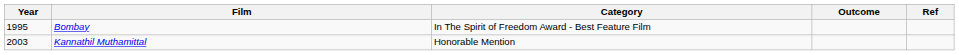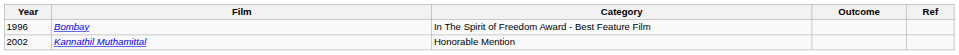(17, 27) 1995 -> (17, 27) 1996
(17, 42) 2003 -> (17, 42) 2002
